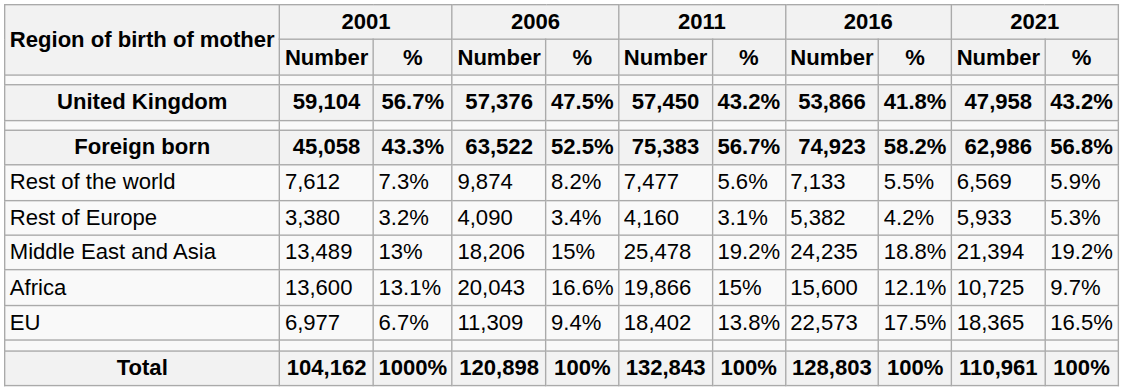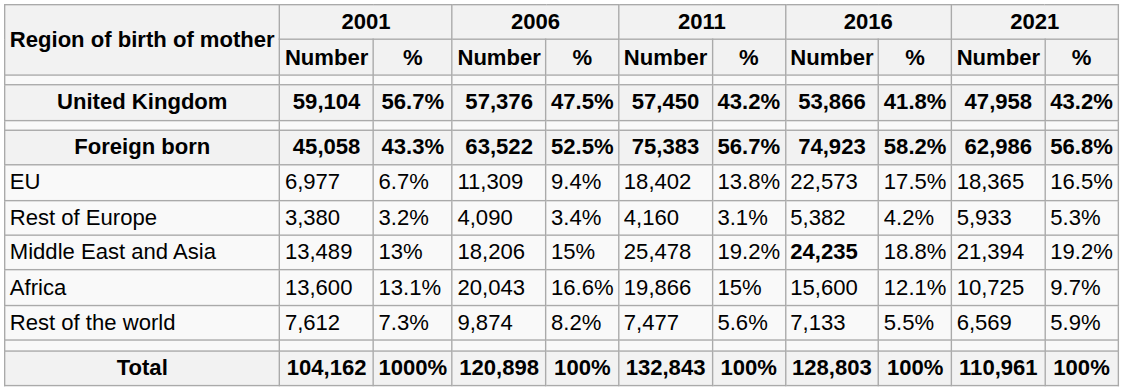rows swapped: (25, 322) <-> (93, 182)
(824, 252) normal -> (824, 252) bold
